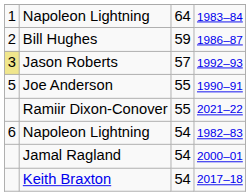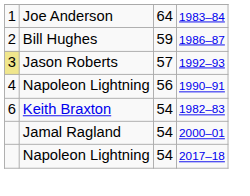(86, 16) Napoleon Lightning -> (68, 16) Joe Anderson
(12, 86) 5 -> (12, 86) 4
(68, 86) Joe Anderson -> (86, 86) Napoleon Lightning
(183, 86) 55 -> (165, 86) 56
- row: (220, 110)
(86, 132) Napoleon Lightning -> (67, 109) Keith Braxton
(67, 179) Keith Braxton -> (86, 156) Napoleon Lightning
